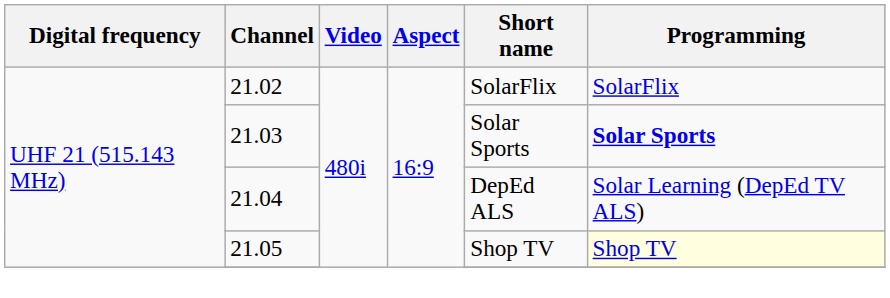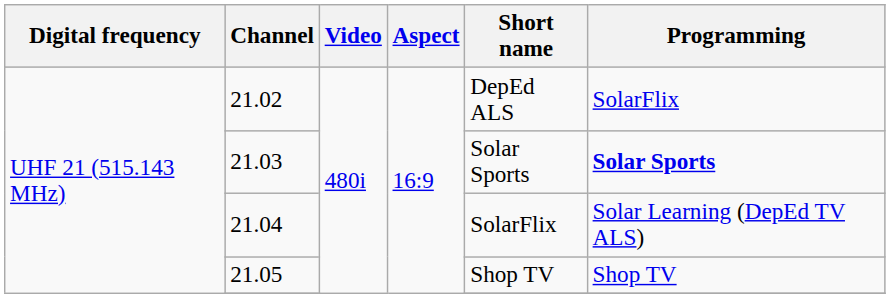(513, 85) SolarFlix -> (502, 98) DepEd ALS
(502, 198) DepEd ALS -> (513, 224) SolarFlix
(635, 248) lightyellow background -> (635, 274) no background
